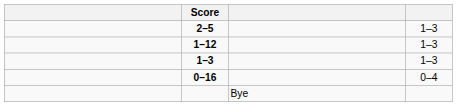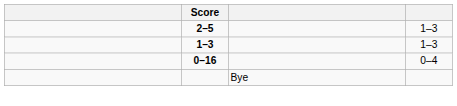- row: (205, 45)
